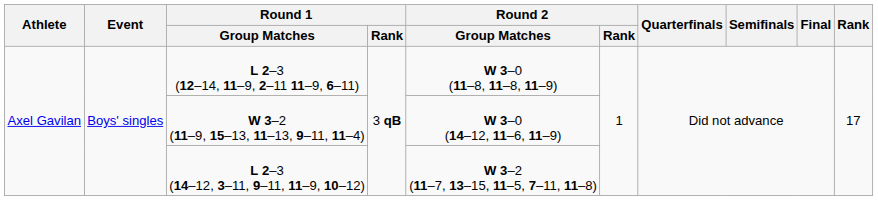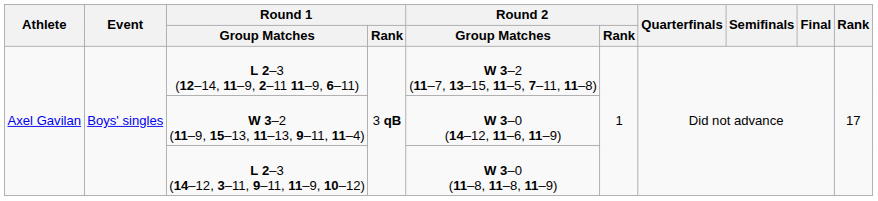(503, 78) W 3–0 (11–8, 11–8, 11–9) -> (503, 78) W 3–2 (11–7, 13–15, 11–5, 7–11, 11–8)
(503, 178) W 3–2 (11–7, 13–15, 11–5, 7–11, 11–8) -> (503, 178) W 3–0 (11–8, 11–8, 11–9)
